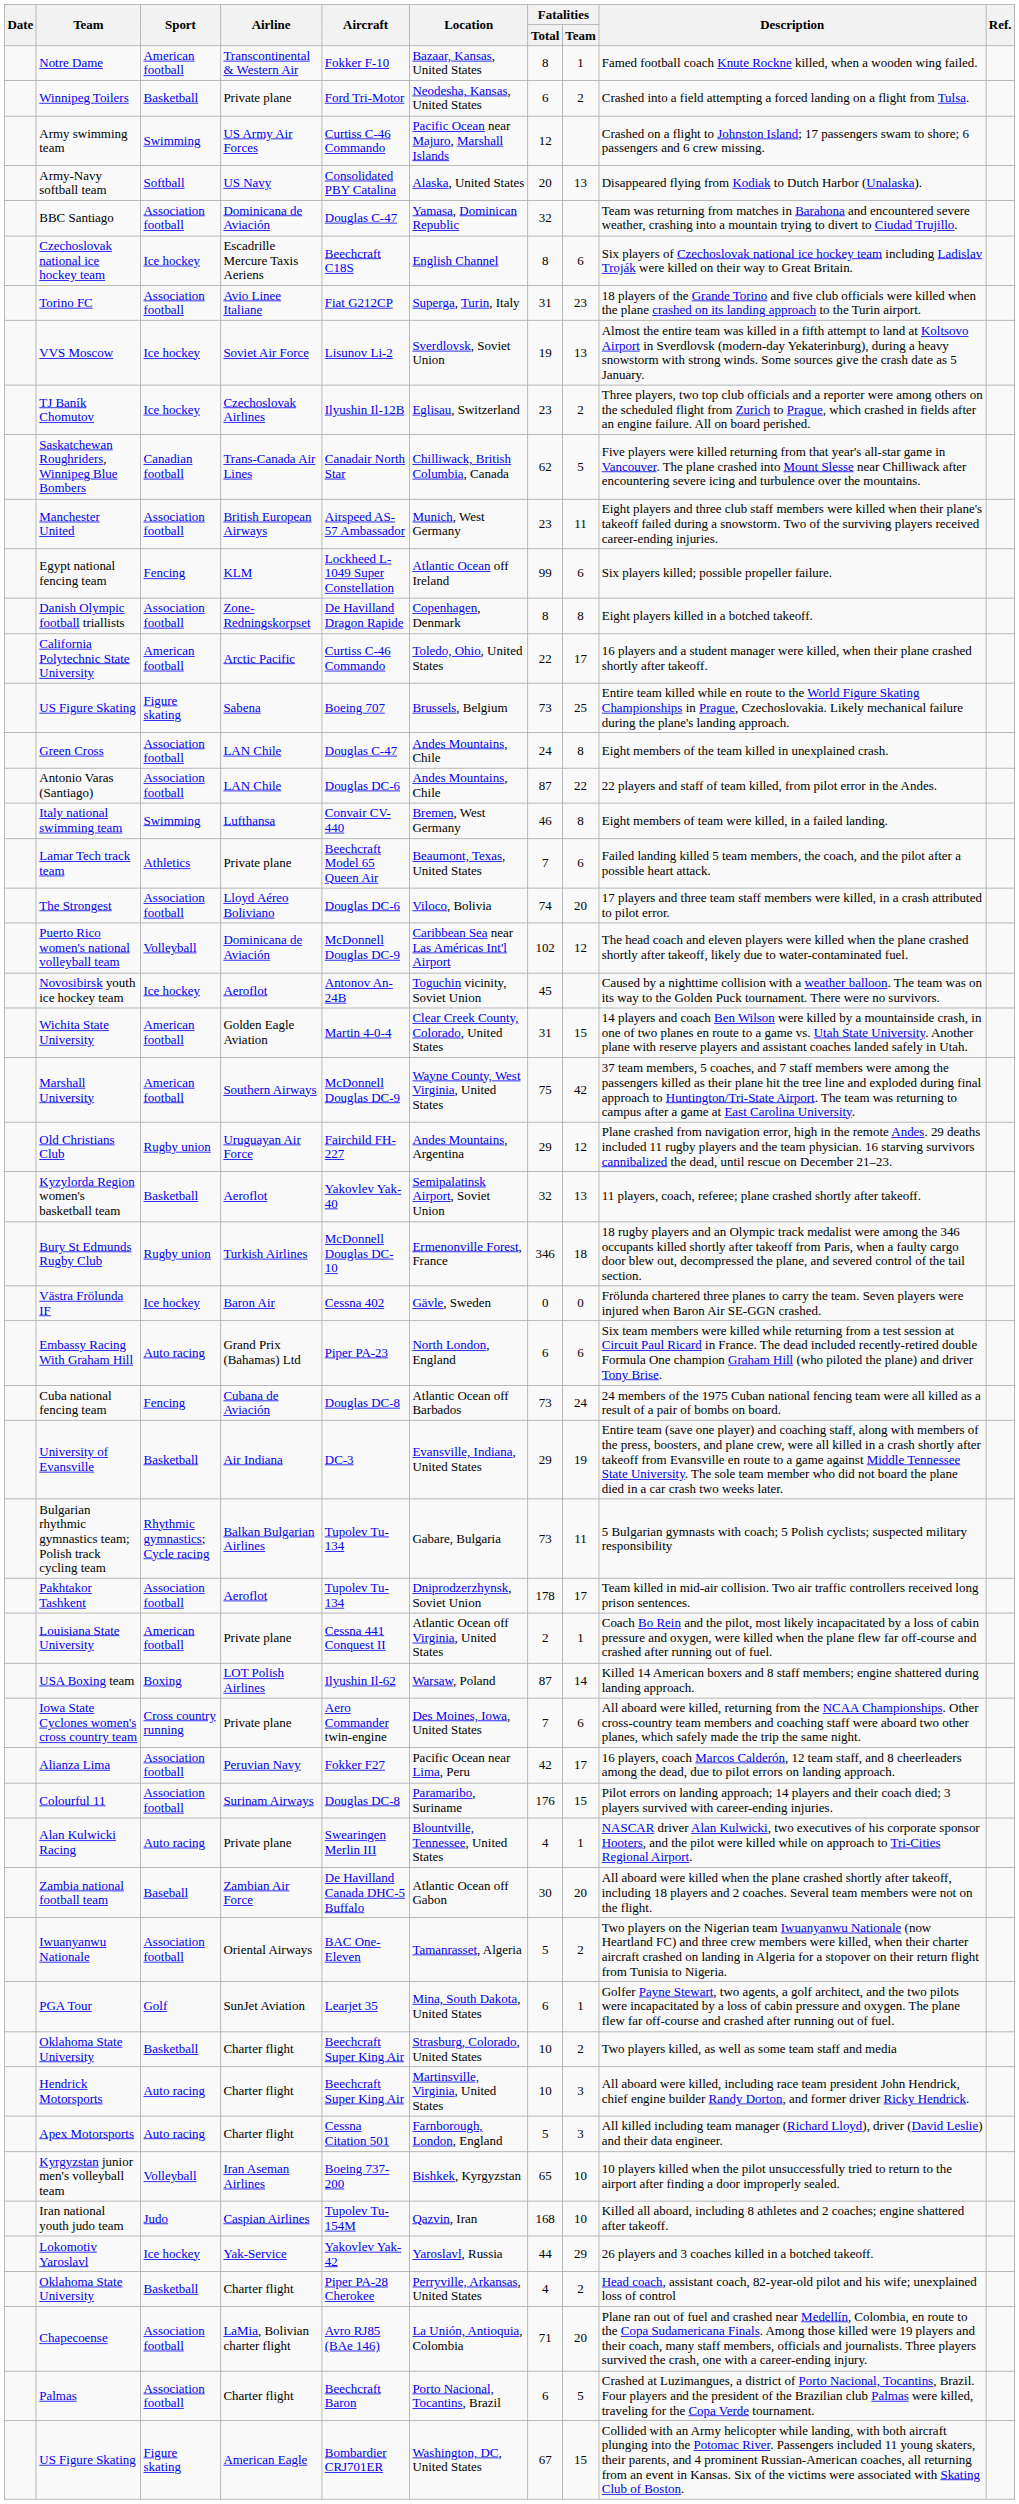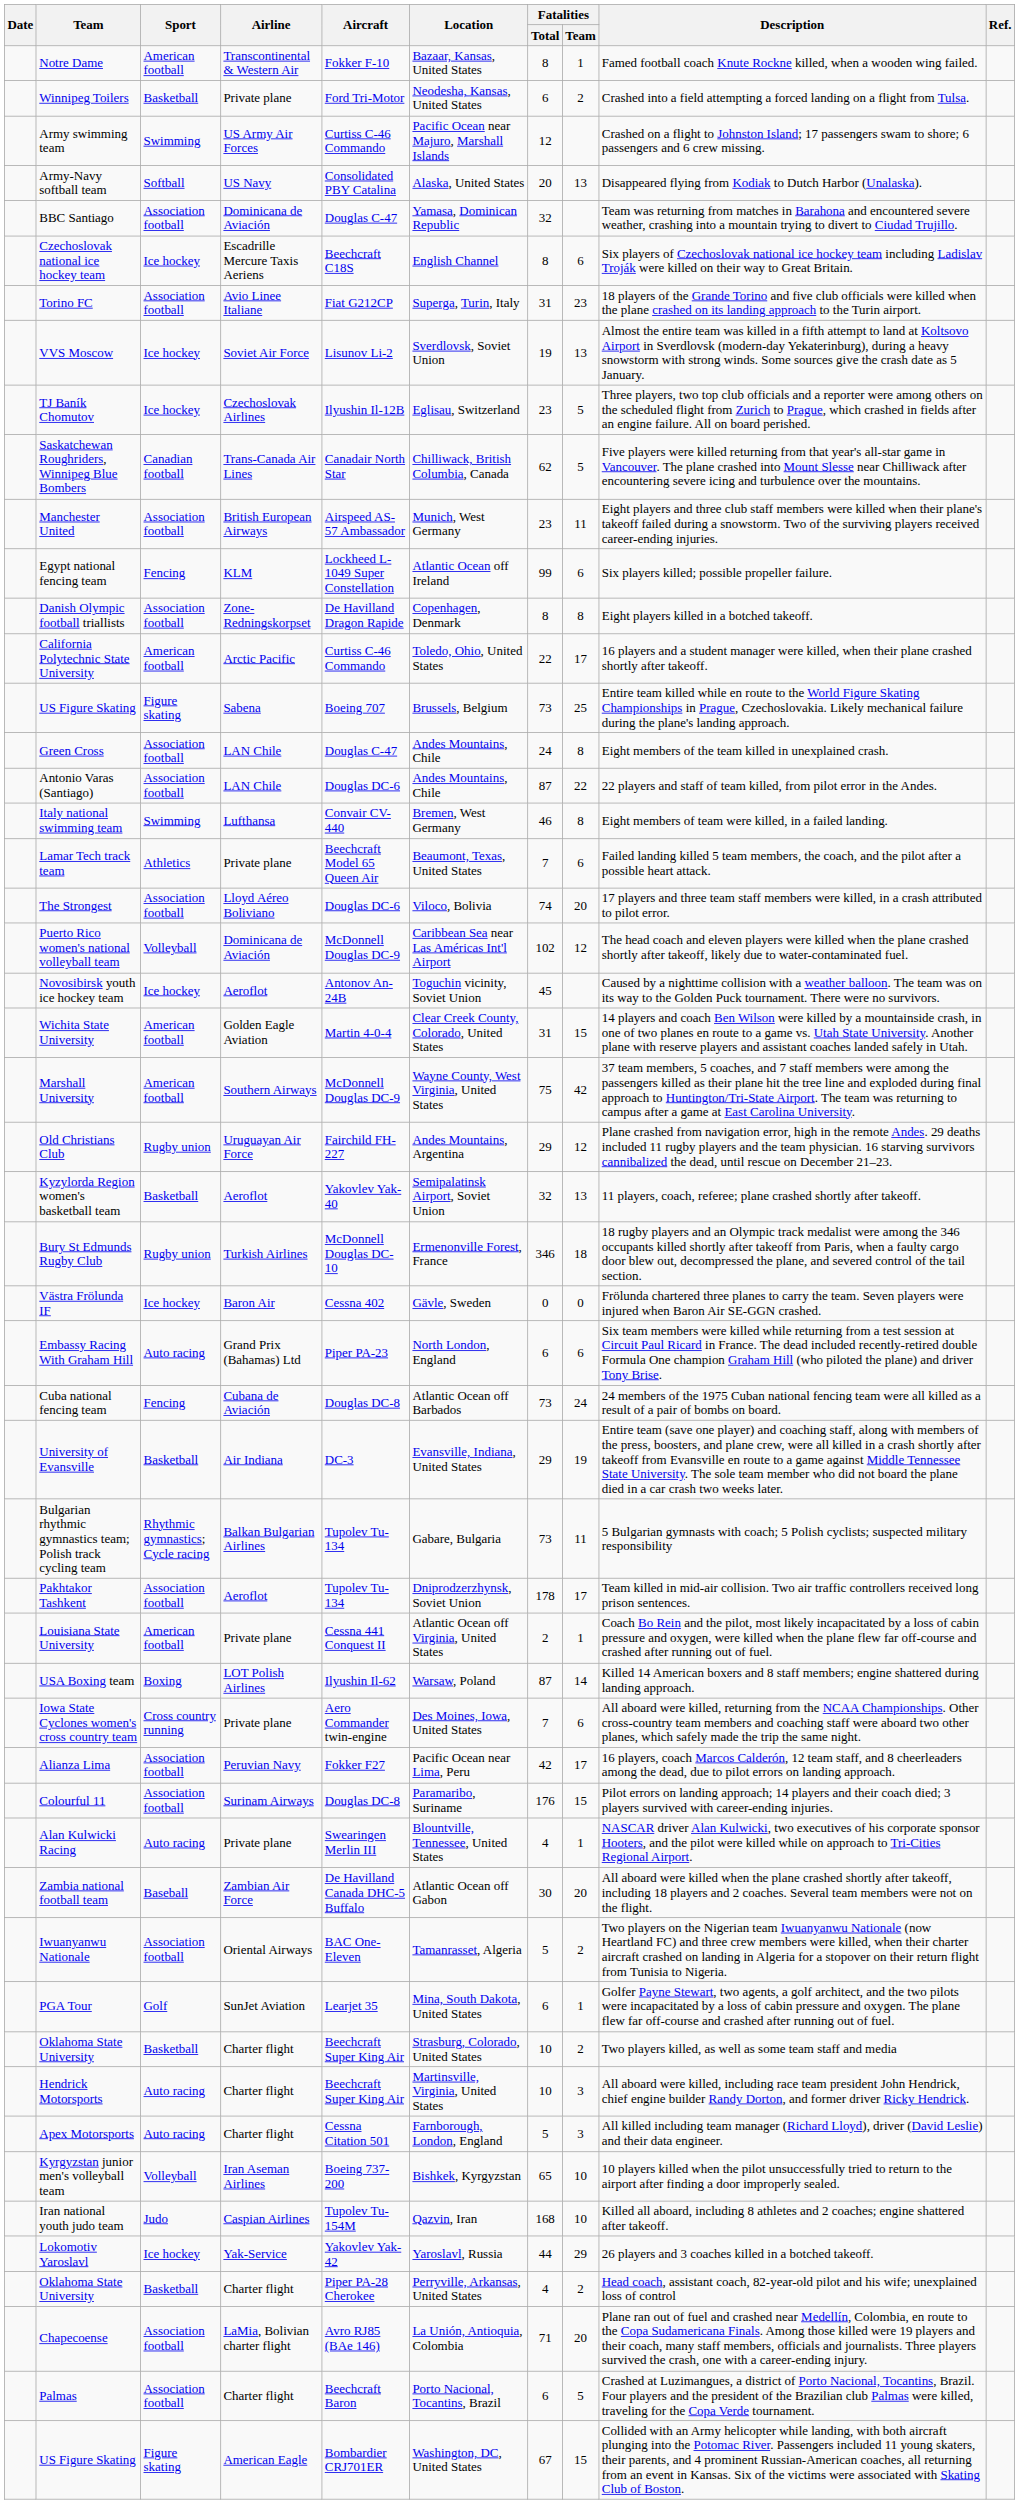(581, 409) 2 -> (581, 409) 5
